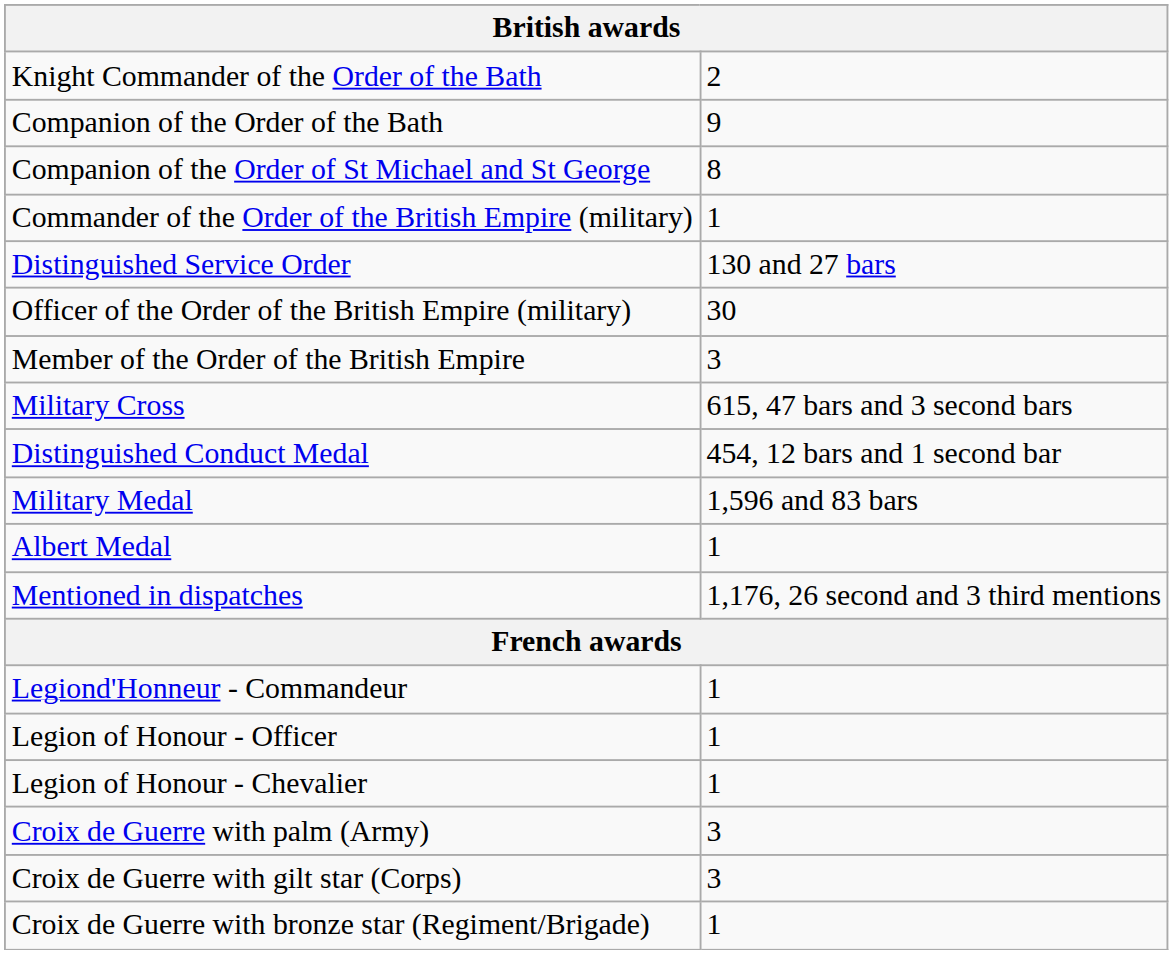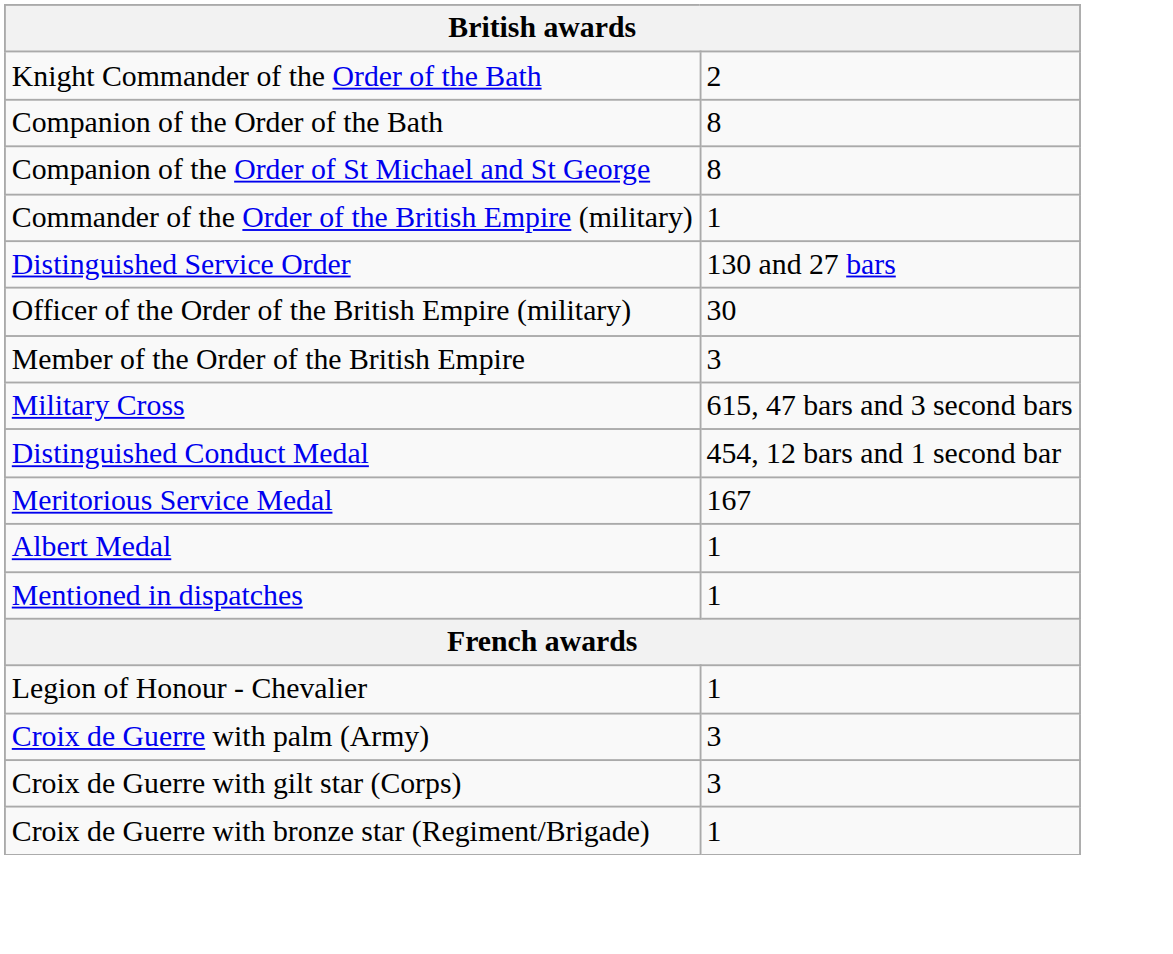(714, 122) 9 -> (714, 122) 8
- row: (102, 500)
+ row: (172, 500)
(934, 594) 1,176, 26 second and 3 third mentions -> (714, 594) 1
- row: (210, 688)
- row: (174, 736)
